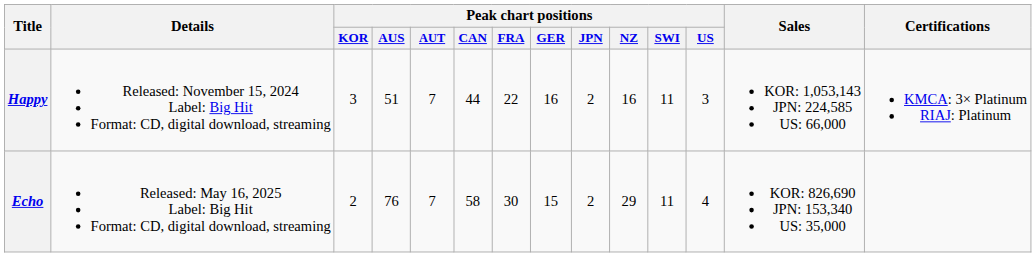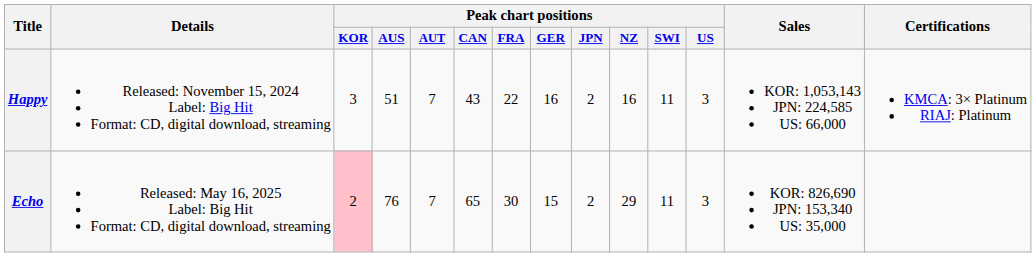(473, 99) 44 -> (473, 99) 43
(353, 201) no background -> (353, 201) pink background
(473, 201) 58 -> (473, 201) 65
(705, 201) 4 -> (705, 201) 3
